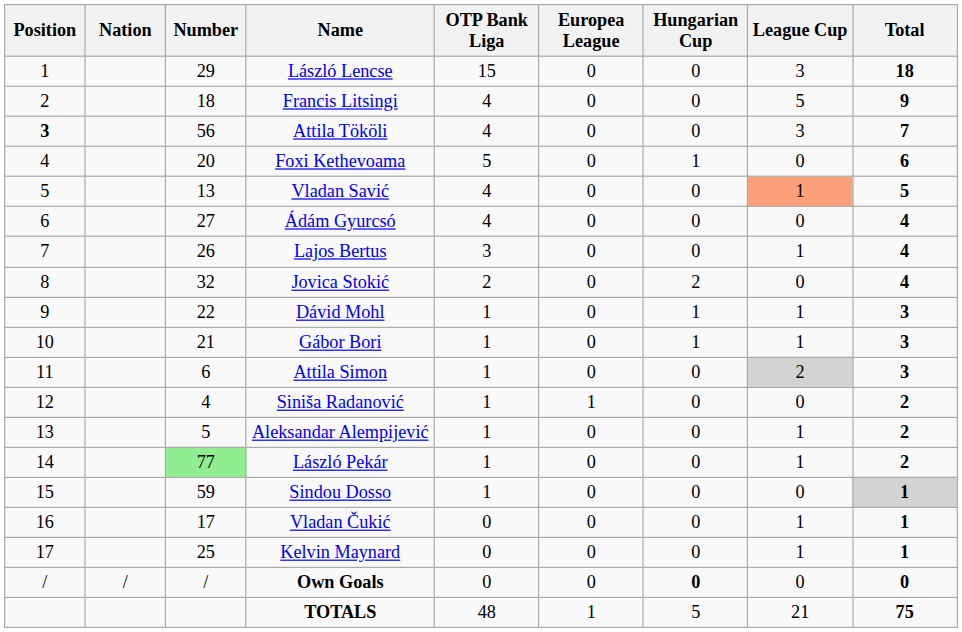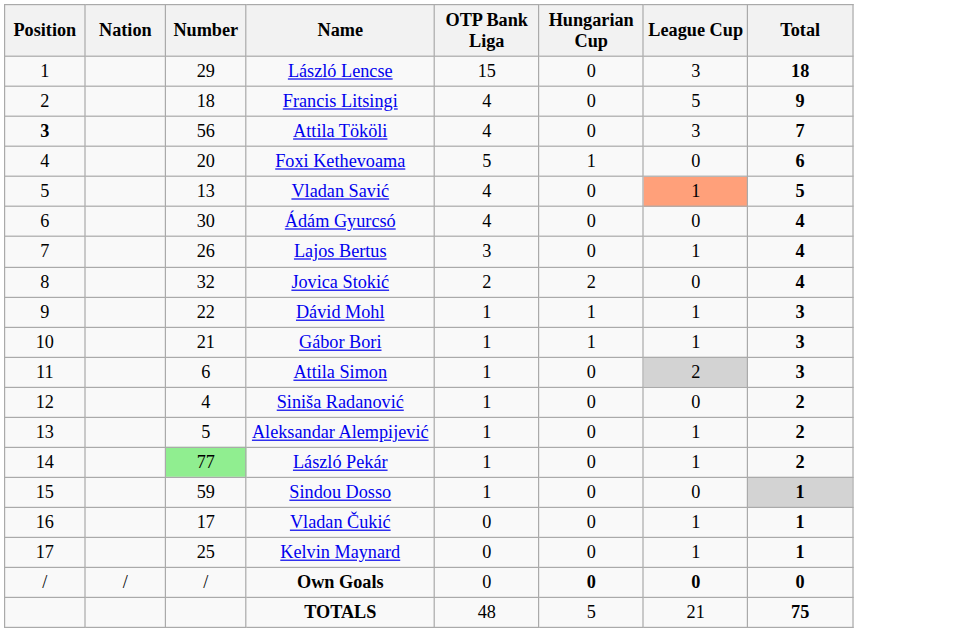- column: (591, 30)
(206, 221) 27 -> (206, 221) 30
(800, 582) normal -> (696, 582) bold
